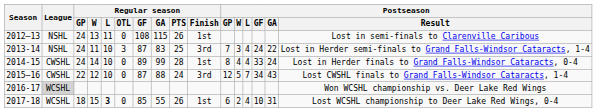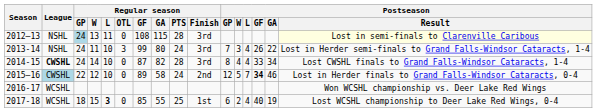(81, 37) no background -> (81, 37) lightblue background
(179, 37) 26 -> (179, 37) 28
(204, 37) 1st -> (204, 37) 3rd
(435, 37) no background -> (435, 37) lightyellow background
(142, 50) 87 -> (142, 50) 99
(160, 50) 83 -> (160, 50) 80
(179, 50) 25 -> (179, 50) 24
(258, 50) 24 -> (258, 50) 26
(58, 63) normal -> (58, 63) bold
(142, 63) 89 -> (142, 63) 87
(160, 63) 99 -> (160, 63) 82
(204, 63) 1st -> (204, 63) 3rd
(272, 63) 24 -> (272, 63) 34
(435, 63) Lost in Herder finals to Grand Falls-Windsor Cataracts, 0-4 -> (435, 63) Lost CWSHL finals to Grand Falls-Windsor Cataracts, 1-4
(58, 76) no background -> (58, 76) lightblue background
(142, 76) 87 -> (142, 76) 89
(160, 76) 88 -> (160, 76) 58
(204, 76) 3rd -> (204, 76) 2nd
(258, 76) normal -> (258, 76) bold
(272, 76) 43 -> (272, 76) 46
(435, 76) Lost CWSHL finals to Grand Falls-Windsor Cataracts, 1-4 -> (435, 76) Lost in Herder finals to Grand Falls-Windsor Cataracts, 0-4
(58, 89) lightgrey background -> (58, 89) no background
(179, 102) 26 -> (179, 102) 25
(258, 102) 10 -> (258, 102) 40
(272, 102) 31 -> (272, 102) 19
